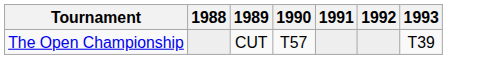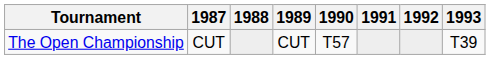+ column: (209, 17)
